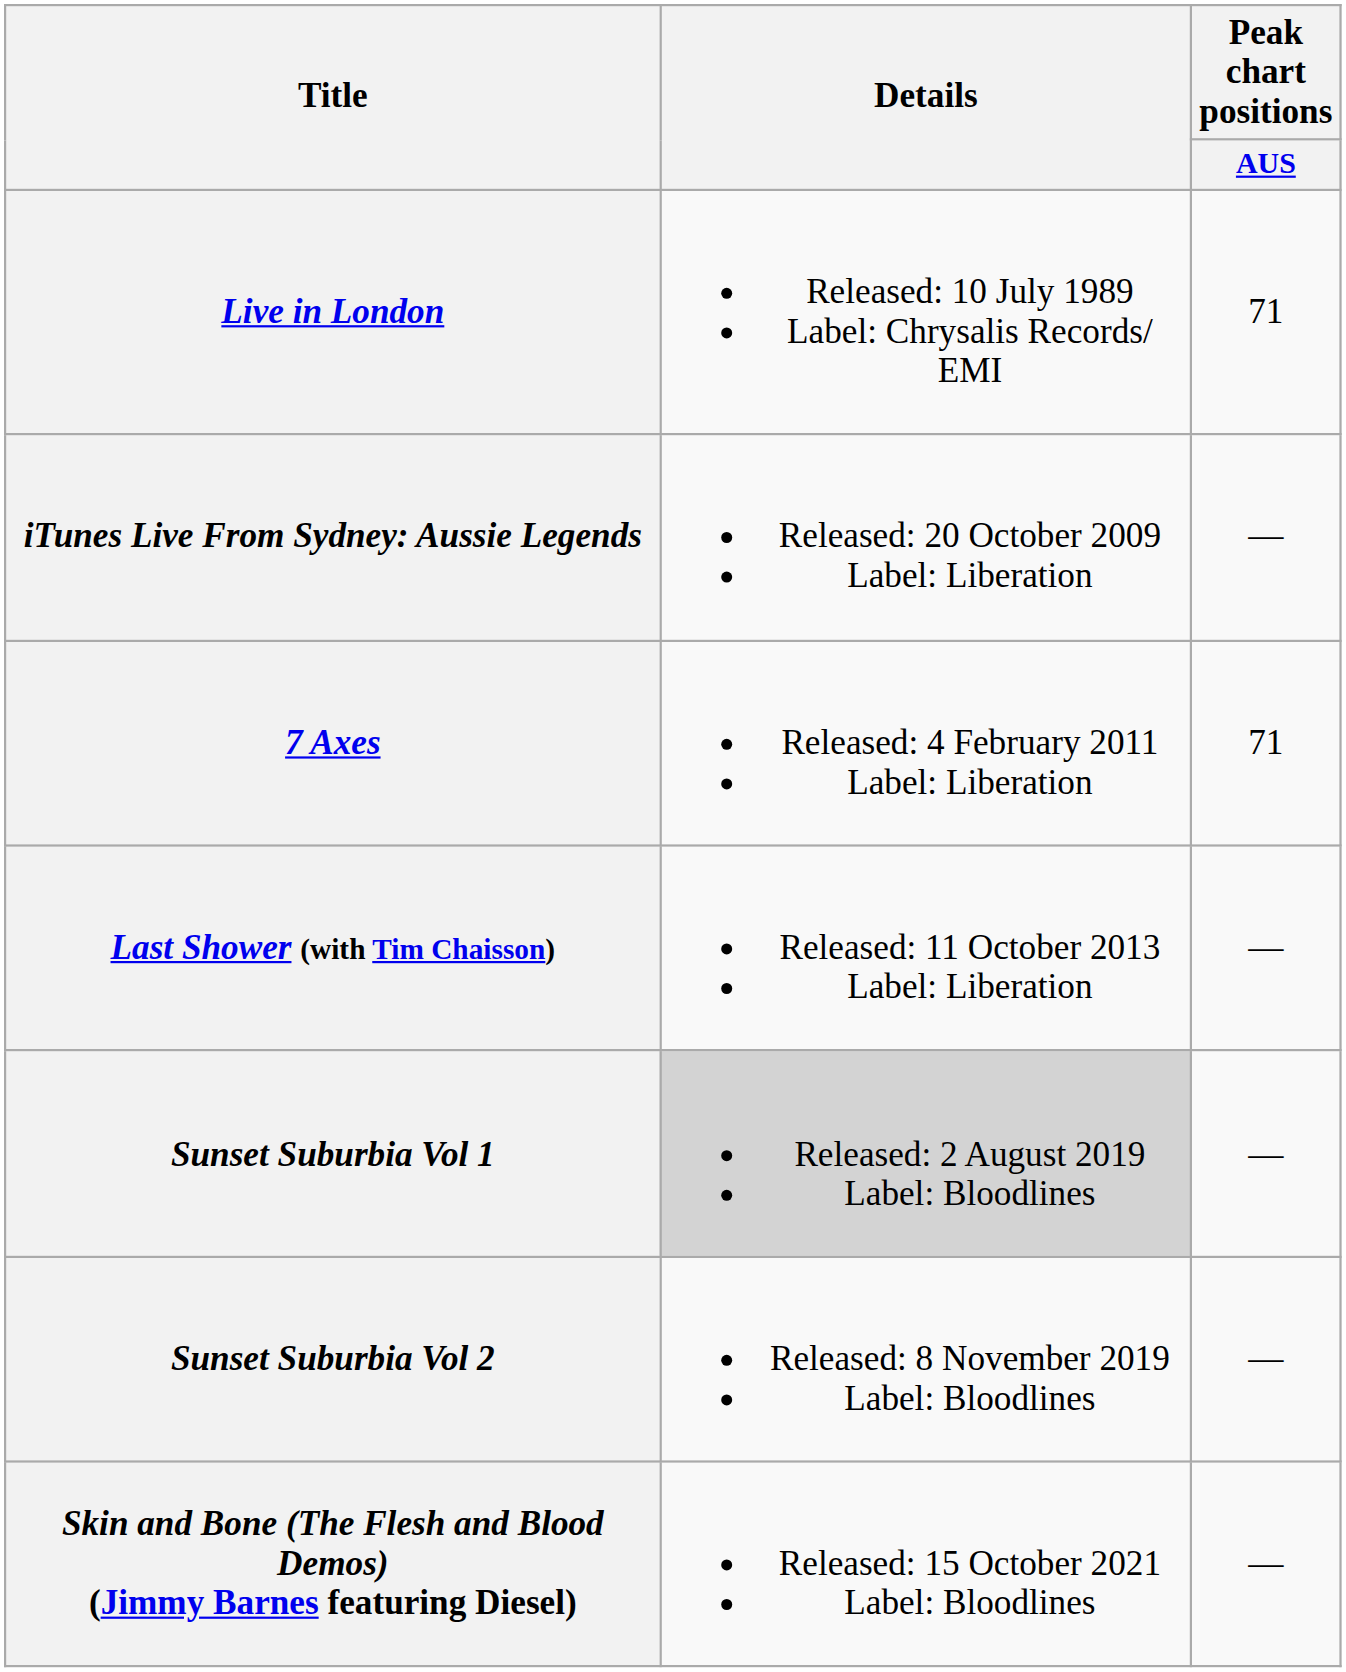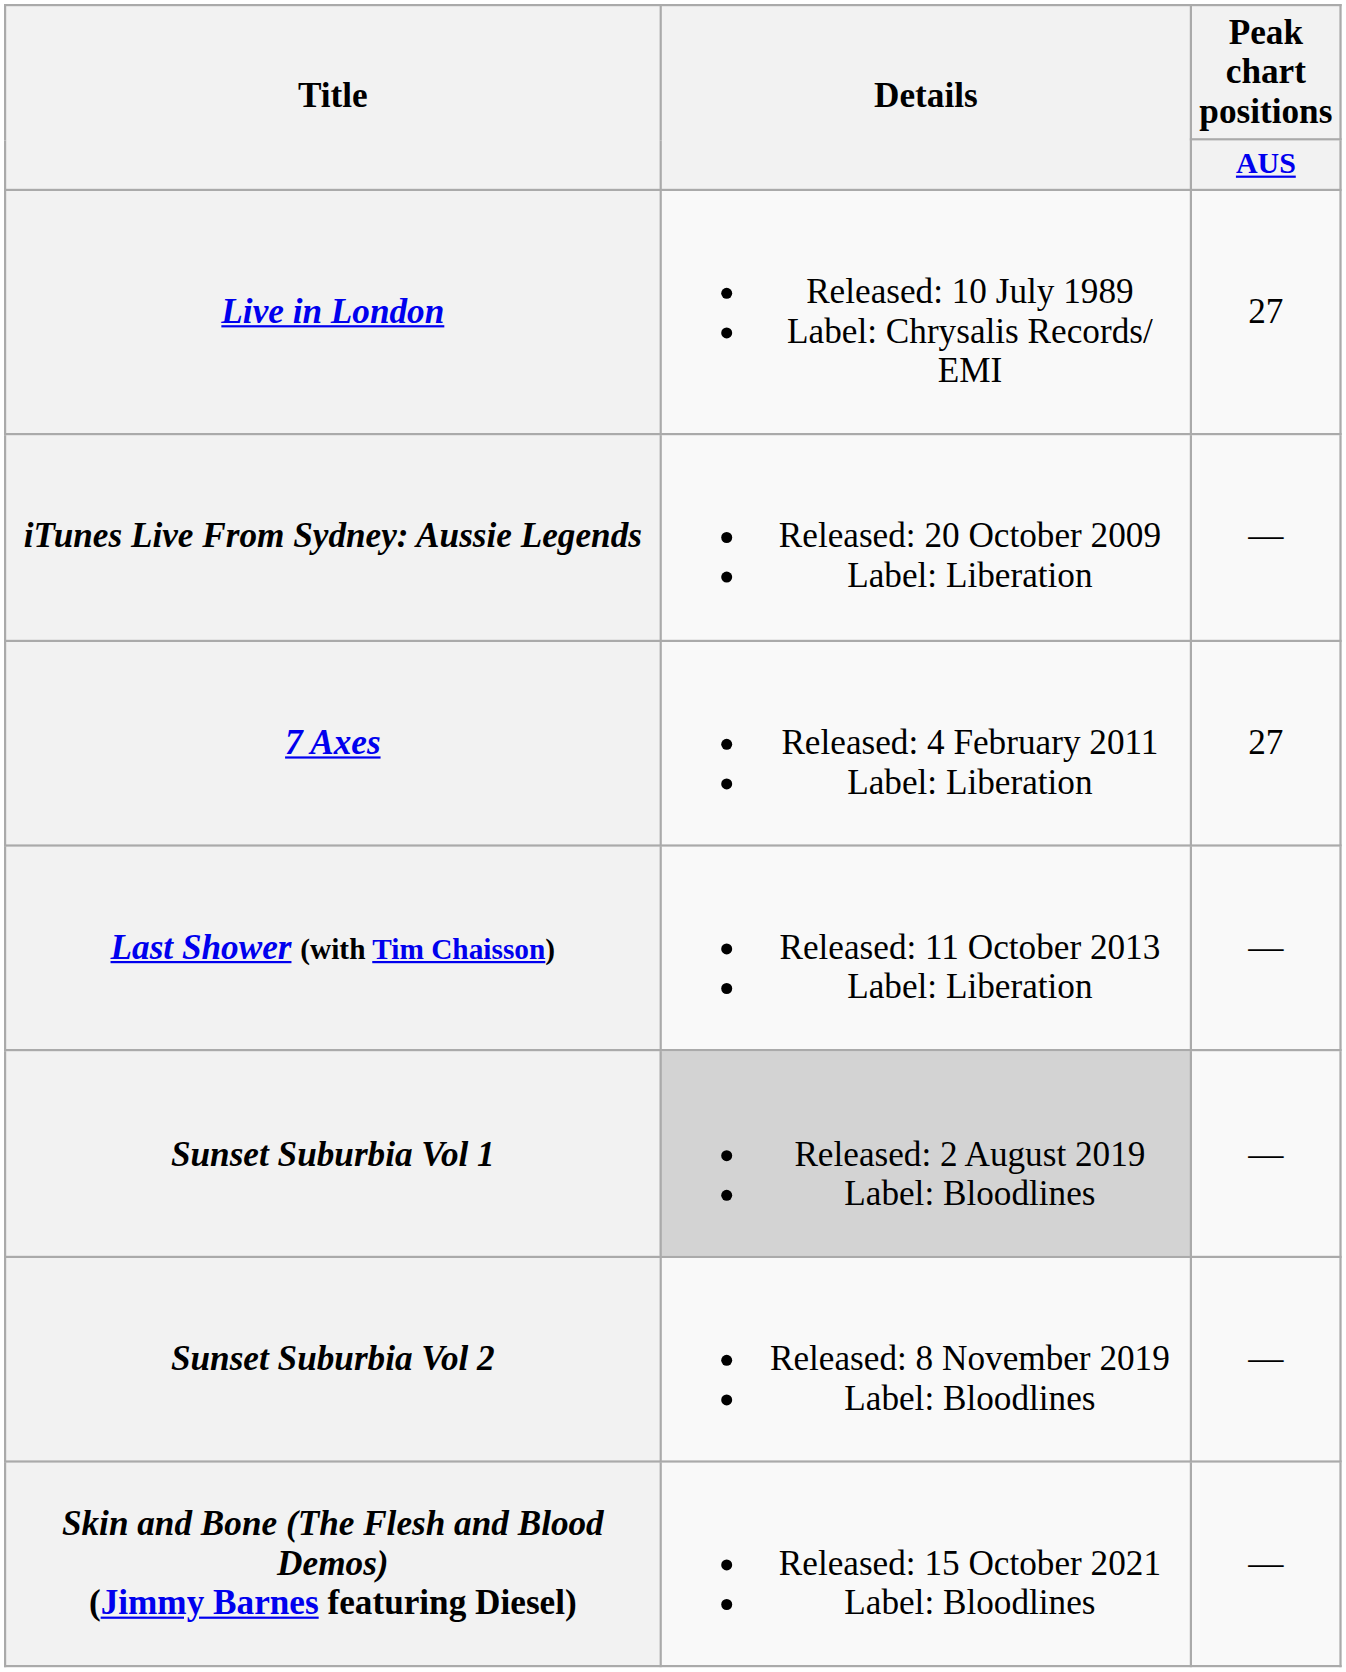(1266, 311) 71 -> (1266, 311) 27
(1266, 742) 71 -> (1266, 742) 27
